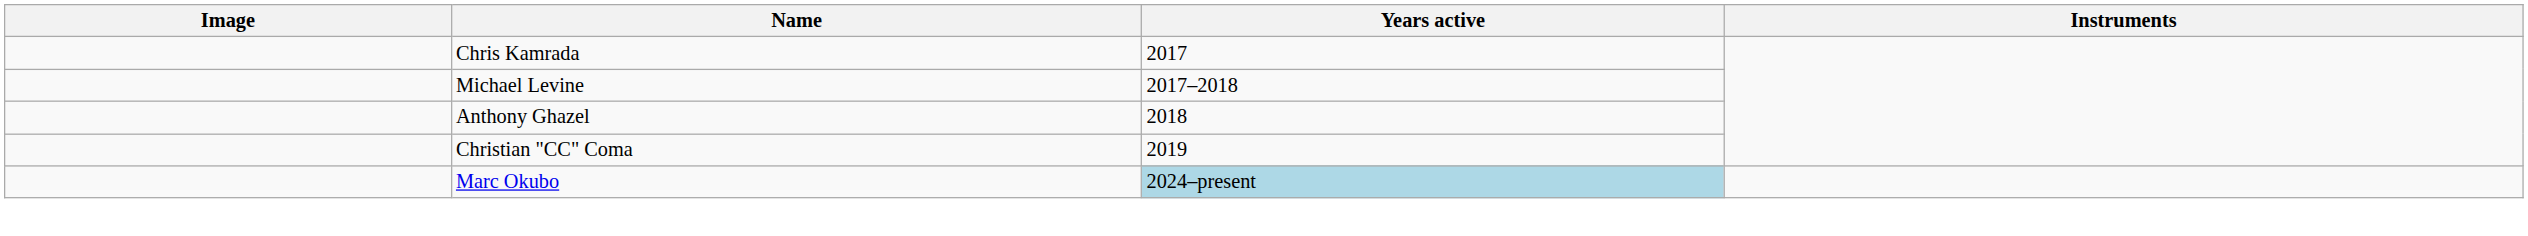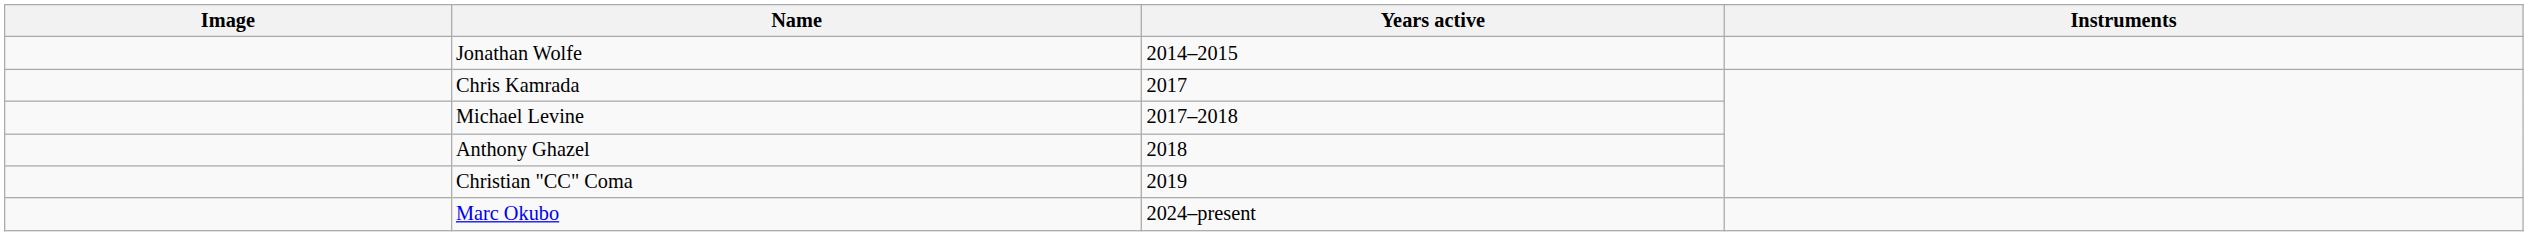+ row: (519, 52)
(1201, 181) lightblue background -> (1201, 213) no background
